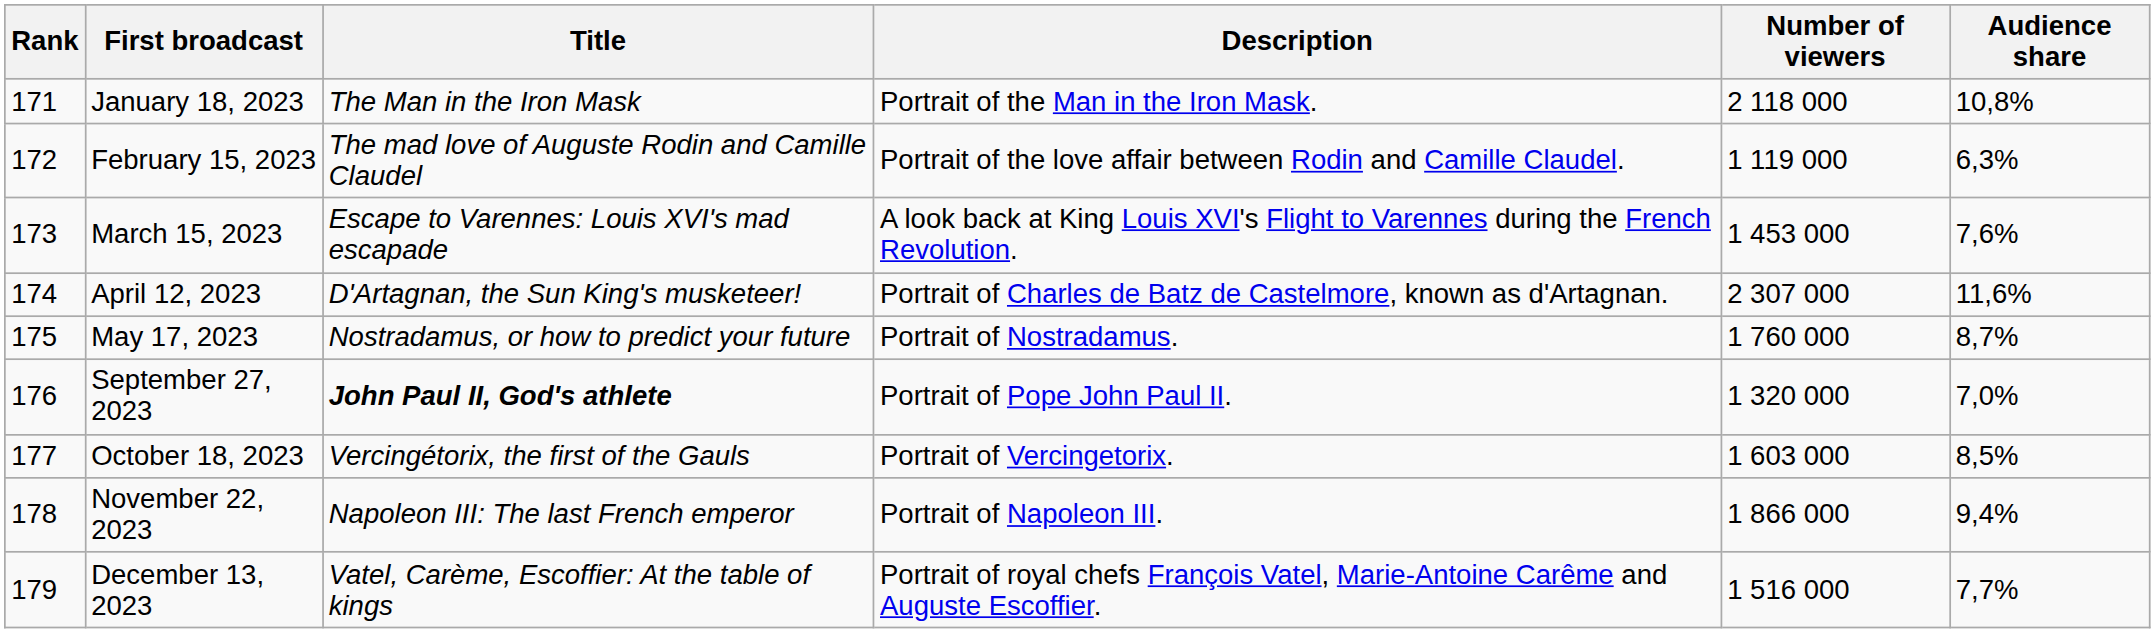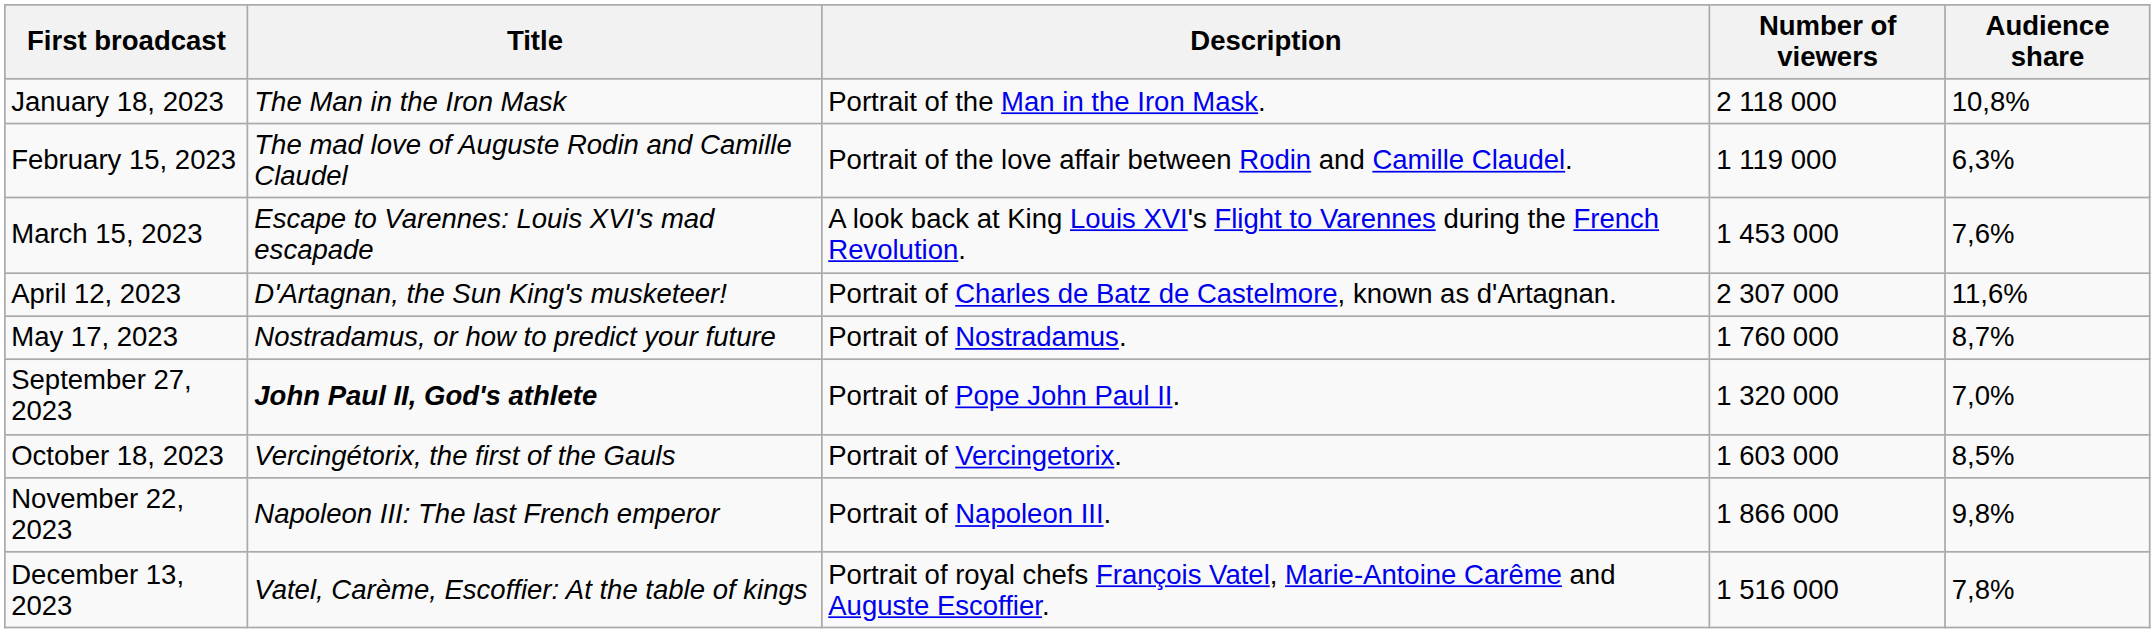- column: (45, 41)
(1987, 514) 9,4% -> (1983, 514) 9,8%
(1987, 589) 7,7% -> (1983, 589) 7,8%
